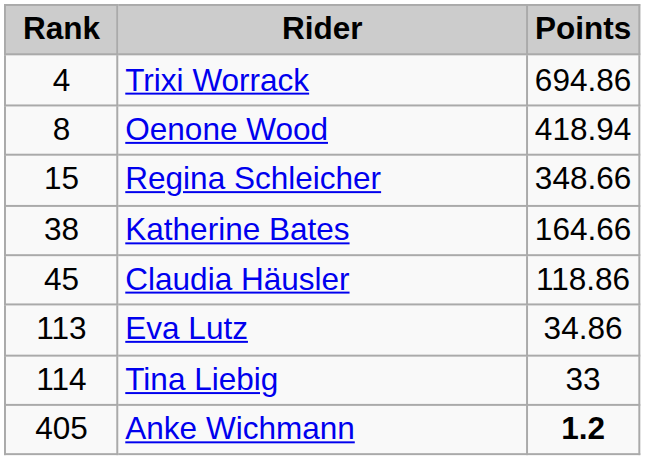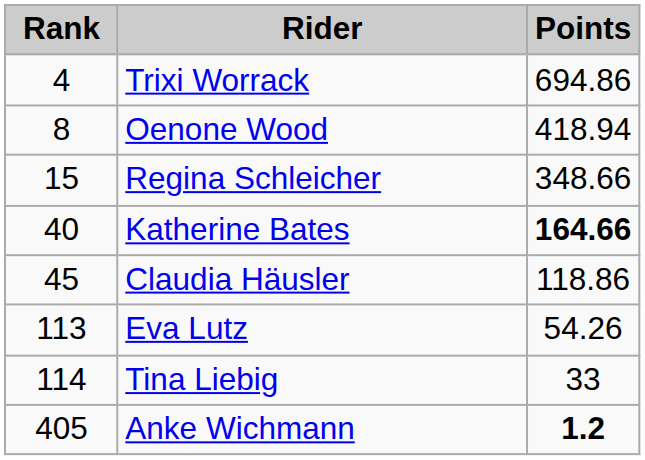(61, 229) 38 -> (61, 229) 40
(583, 229) normal -> (583, 229) bold
(583, 329) 34.86 -> (583, 329) 54.26
